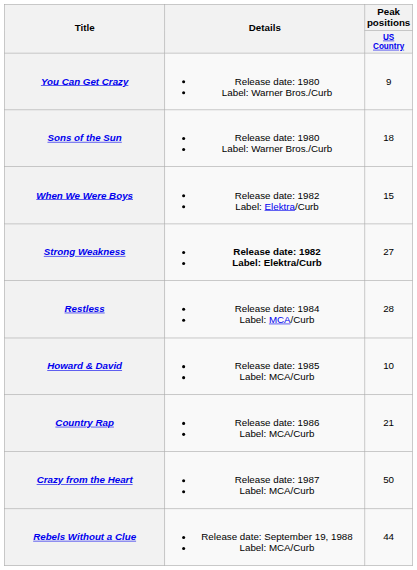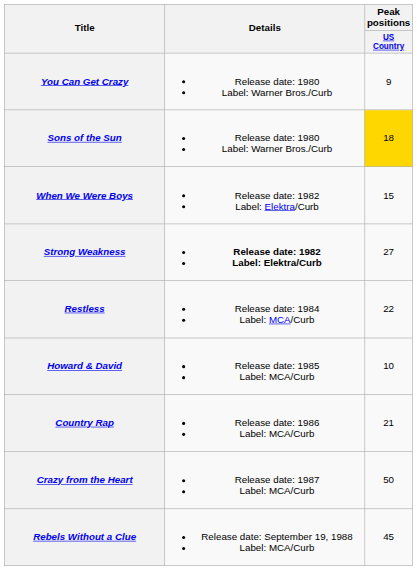(389, 138) no background -> (389, 138) gold background
(389, 309) 28 -> (389, 309) 22
(389, 537) 44 -> (389, 537) 45
